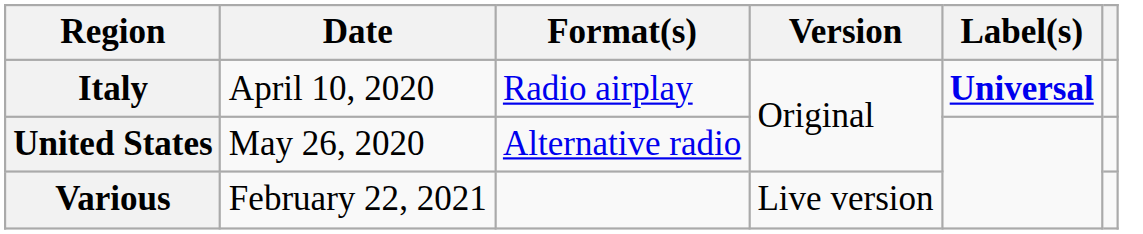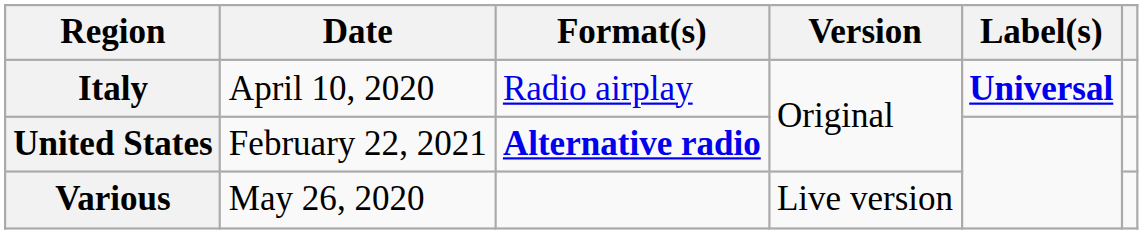(327, 143) May 26, 2020 -> (358, 143) February 22, 2021
(622, 143) normal -> (632, 143) bold
(358, 198) February 22, 2021 -> (327, 198) May 26, 2020
